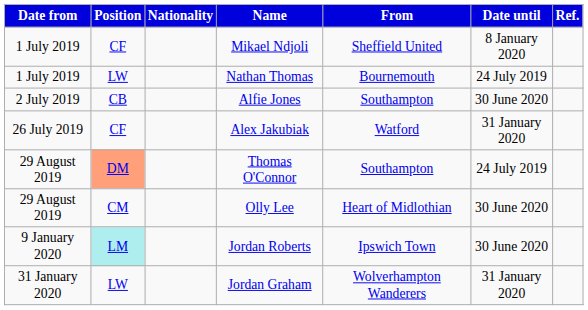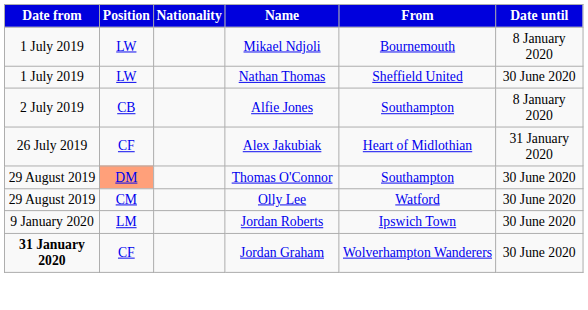- column: (567, 16)
(118, 46) CF -> (126, 46) LW
(397, 46) Sheffield United -> (418, 46) Bournemouth
(397, 77) Bournemouth -> (418, 77) Sheffield United
(512, 77) 24 July 2019 -> (539, 77) 30 June 2020
(512, 100) 30 June 2020 -> (539, 108) 8 January 2020
(397, 130) Watford -> (418, 146) Heart of Midlothian
(512, 169) 24 July 2019 -> (539, 177) 30 June 2020
(397, 208) Heart of Midlothian -> (418, 199) Watford
(118, 246) paleturquoise background -> (126, 222) no background
(48, 285) normal -> (52, 253) bold
(118, 285) LW -> (126, 253) CF
(512, 285) 31 January 2020 -> (539, 253) 30 June 2020
